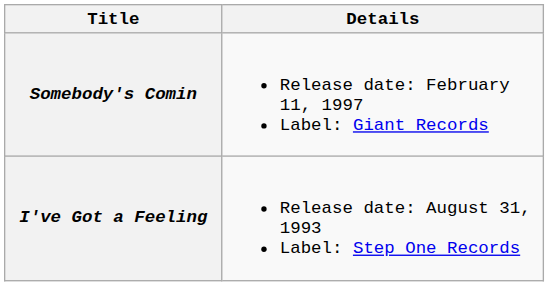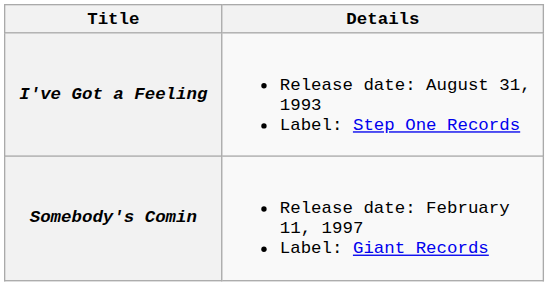rows swapped: (113, 218) <-> (113, 95)
